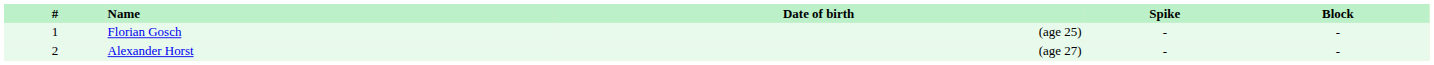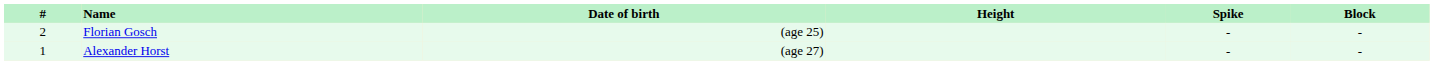+ column: (996, 13)
(55, 32) 1 -> (43, 32) 2
(55, 51) 2 -> (43, 51) 1
